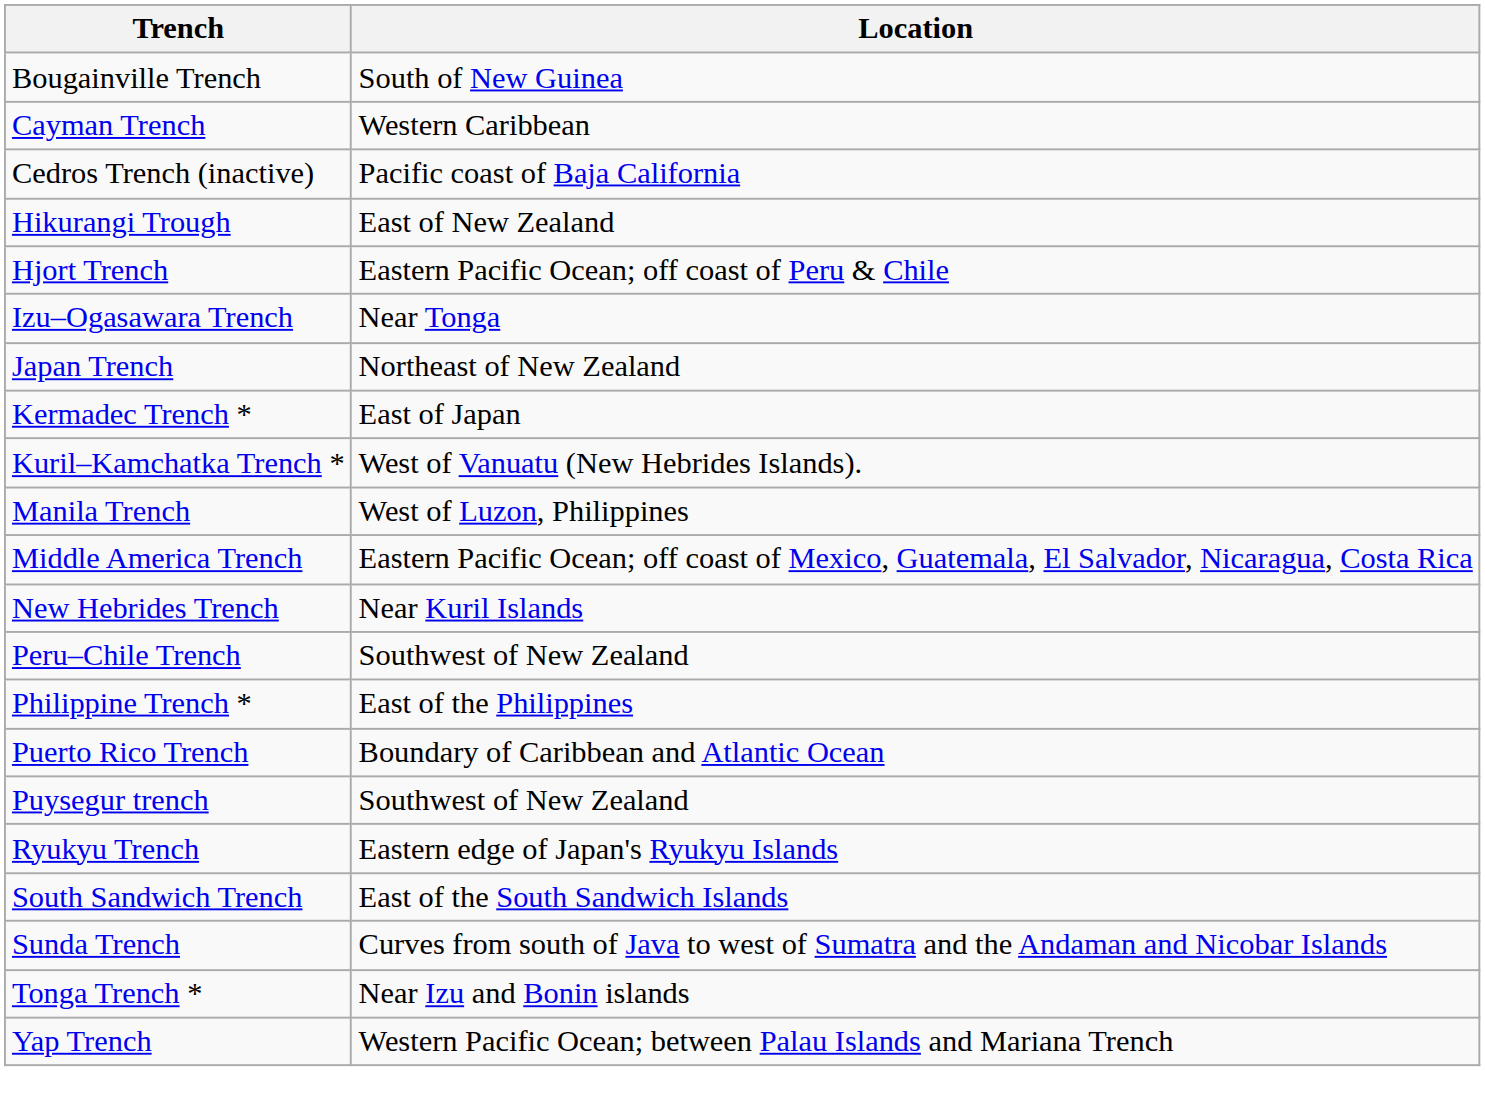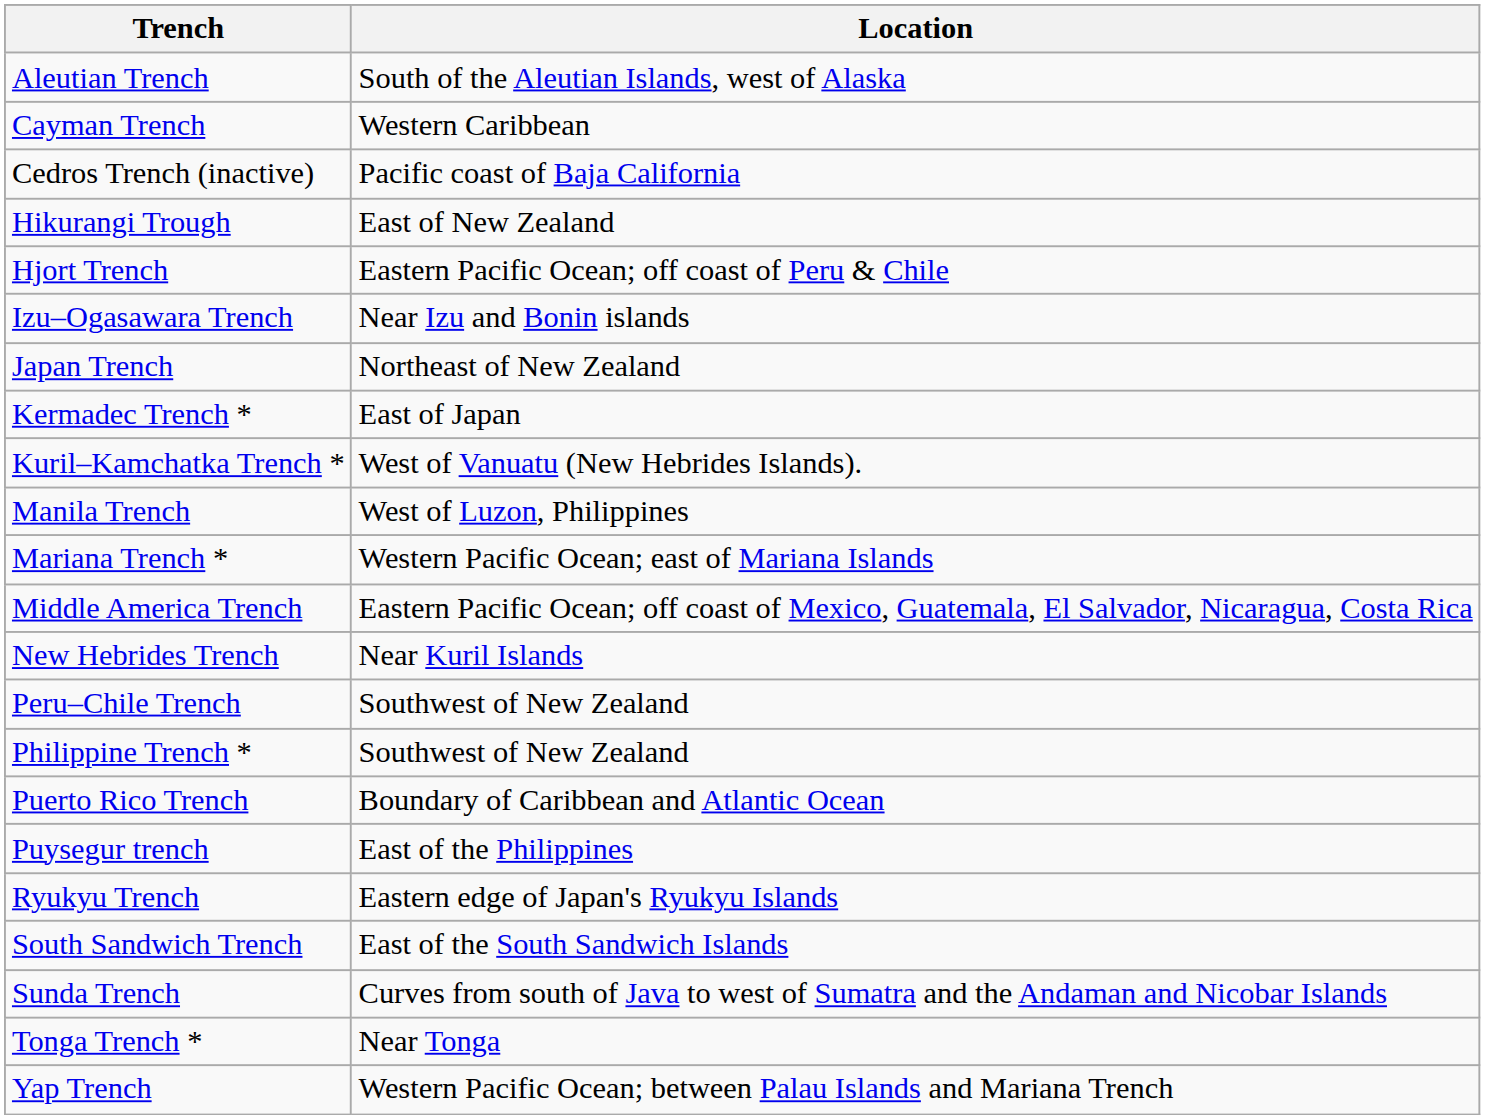+ row: (110, 76)
- row: (137, 76)
(429, 317) Near Tonga -> (524, 317) Near Izu and Bonin islands
+ row: (120, 558)
(496, 703) East of the Philippines -> (524, 751) Southwest of New Zealand
(524, 800) Southwest of New Zealand -> (496, 848) East of the Philippines
(524, 992) Near Izu and Bonin islands -> (429, 1041) Near Tonga
